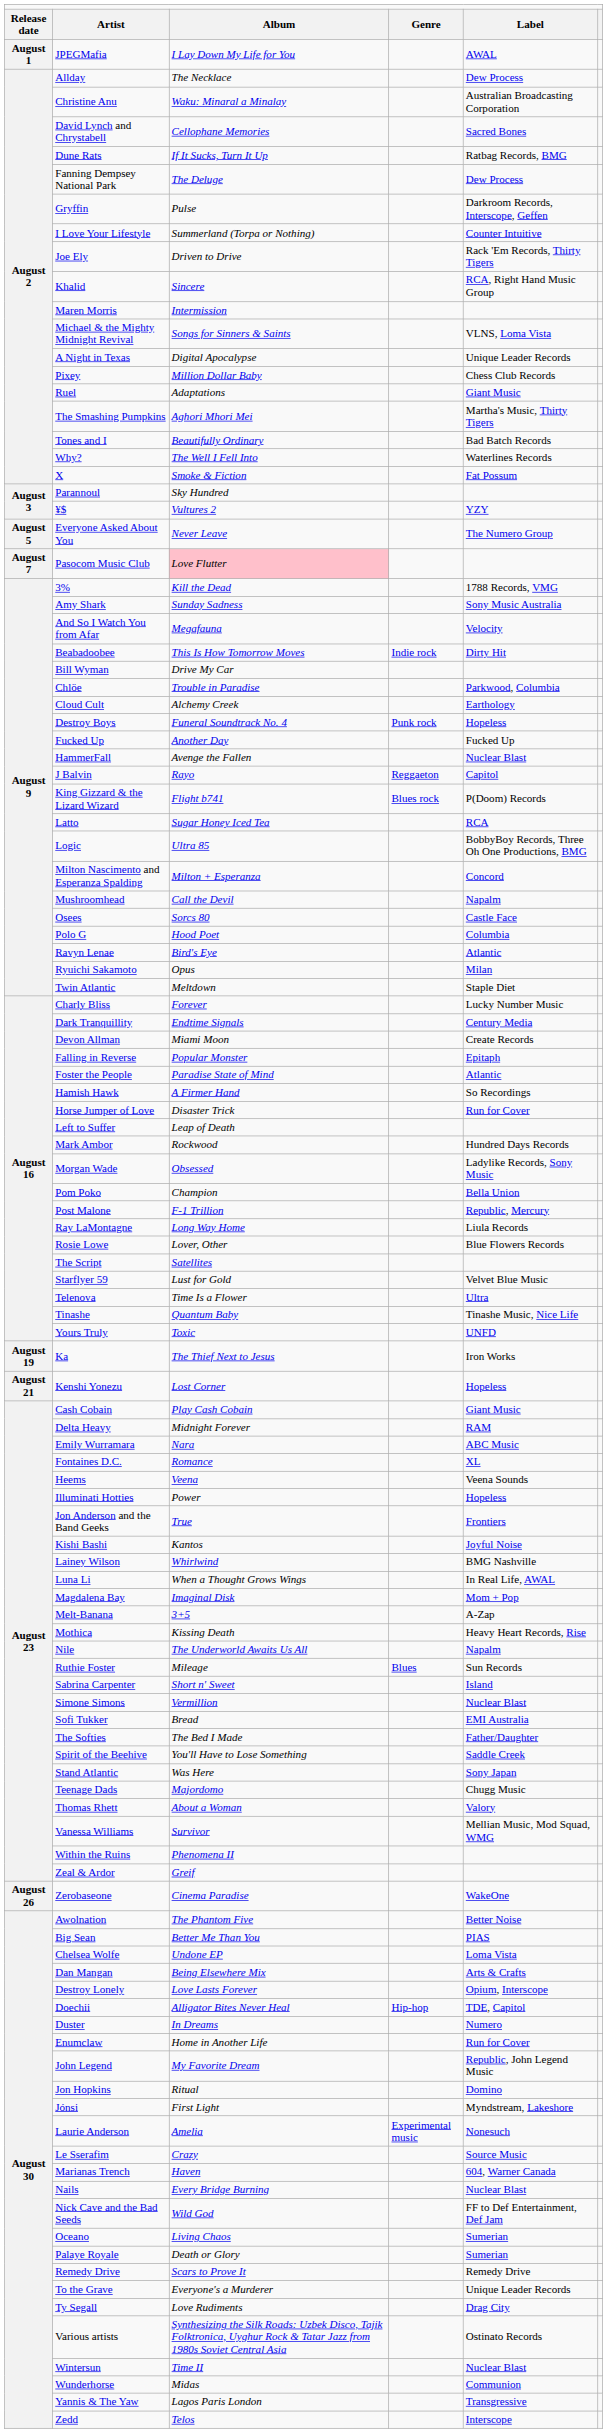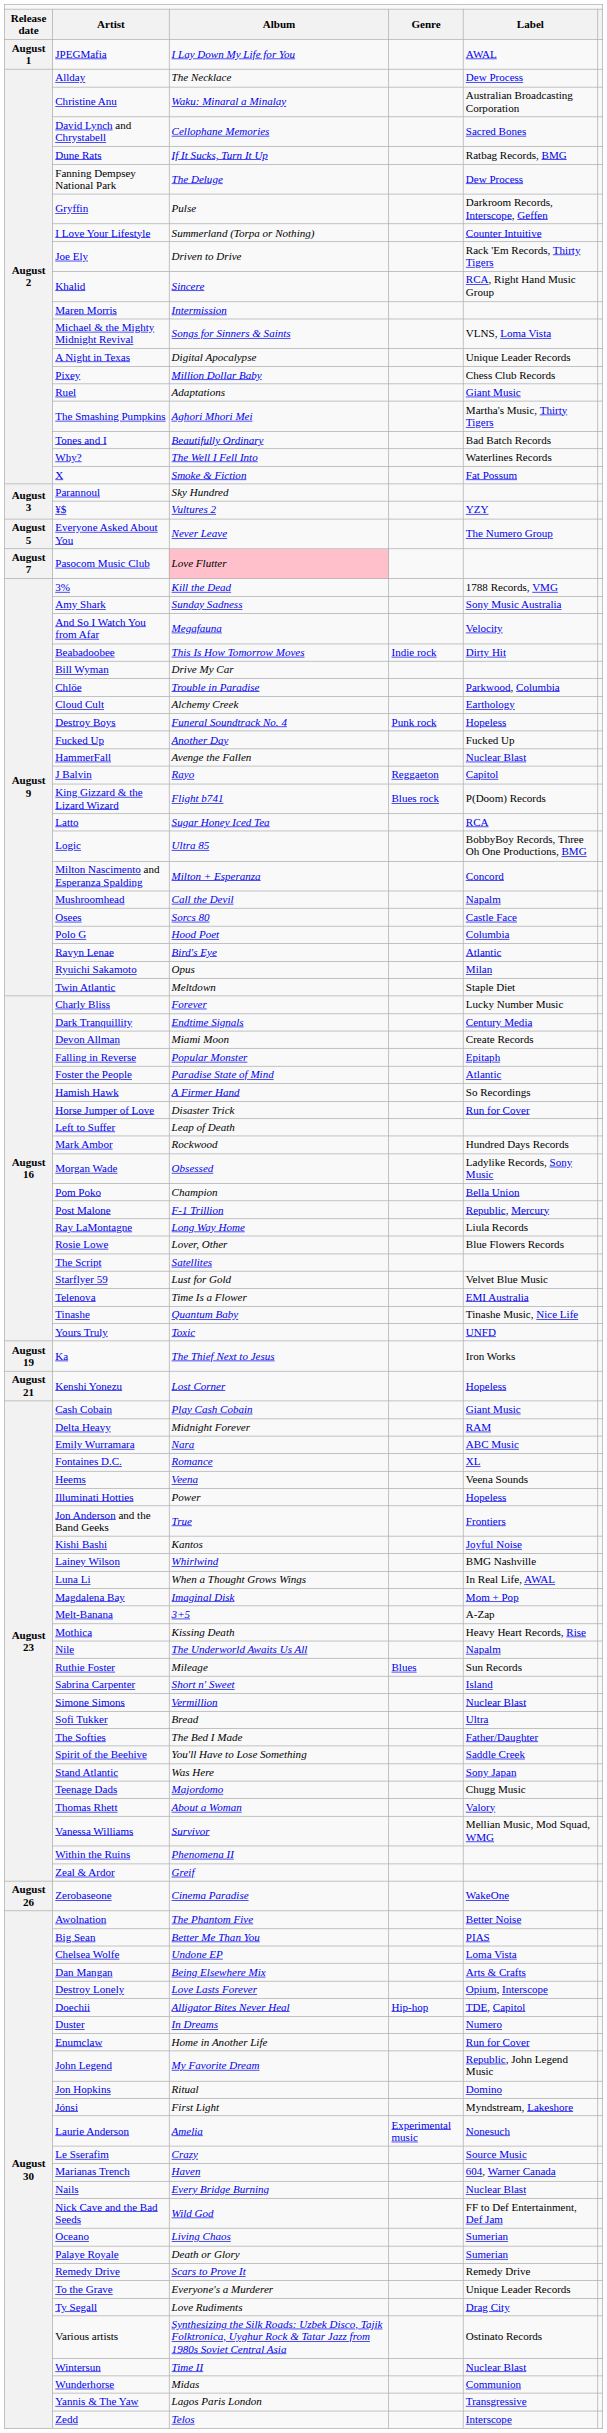(477, 1297) Ultra -> (497, 1297) EMI Australia
(497, 1719) EMI Australia -> (477, 1719) Ultra
